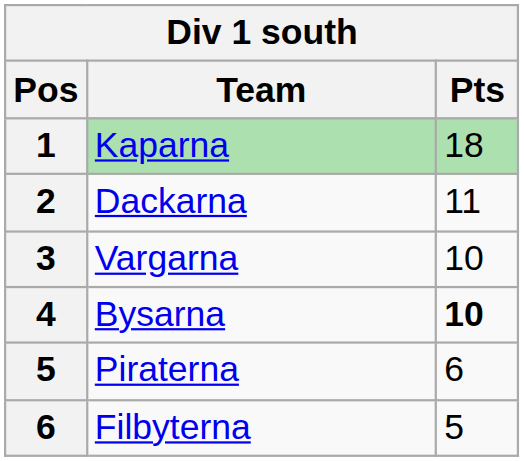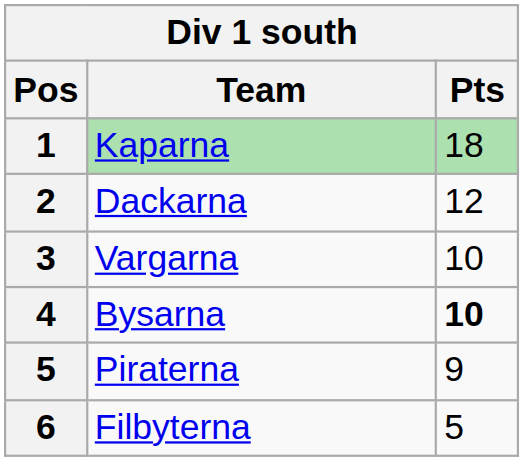(463, 201) 11 -> (464, 201) 12
(454, 370) 6 -> (454, 370) 9
